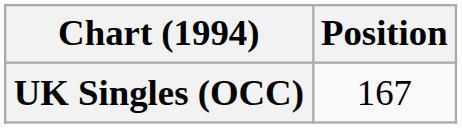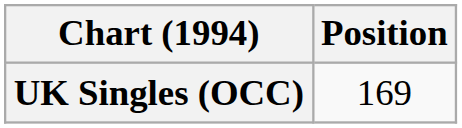(384, 92) 167 -> (384, 92) 169
